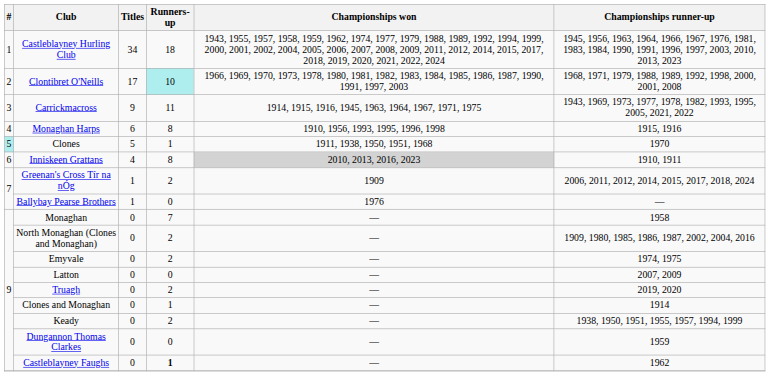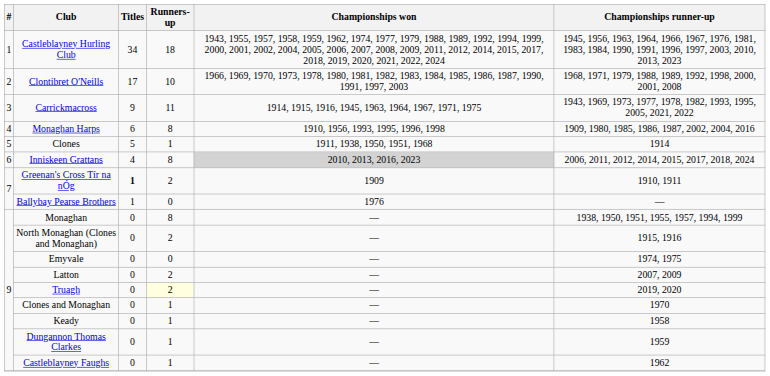(170, 81) paleturquoise background -> (170, 81) no background
(660, 129) 1915, 1916 -> (660, 129) 1909, 1980, 1985, 1986, 1987, 2002, 2004, 2016
(9, 144) paleturquoise background -> (9, 144) no background
(660, 144) 1970 -> (660, 144) 1914
(660, 160) 1910, 1911 -> (660, 160) 2006, 2011, 2012, 2014, 2015, 2017, 2018, 2024
(132, 180) normal -> (132, 180) bold
(660, 180) 2006, 2011, 2012, 2014, 2015, 2017, 2018, 2024 -> (660, 180) 1910, 1911
(170, 217) 7 -> (170, 217) 8
(660, 217) 1958 -> (660, 217) 1938, 1950, 1951, 1955, 1957, 1994, 1999
(660, 238) 1909, 1980, 1985, 1986, 1987, 2002, 2004, 2016 -> (660, 238) 1915, 1916
(170, 259) 2 -> (170, 259) 0
(170, 274) 0 -> (170, 274) 2
(170, 290) no background -> (170, 290) lightyellow background
(660, 305) 1914 -> (660, 305) 1970
(170, 321) 2 -> (170, 321) 1
(660, 321) 1938, 1950, 1951, 1955, 1957, 1994, 1999 -> (660, 321) 1958
(170, 342) 0 -> (170, 342) 1
(170, 363) bold -> (170, 363) normal
